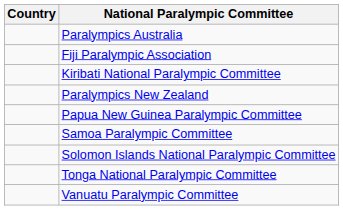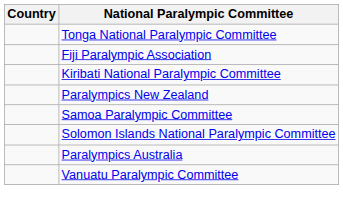rows swapped: (122, 34) <-> (169, 174)
- row: (182, 114)
